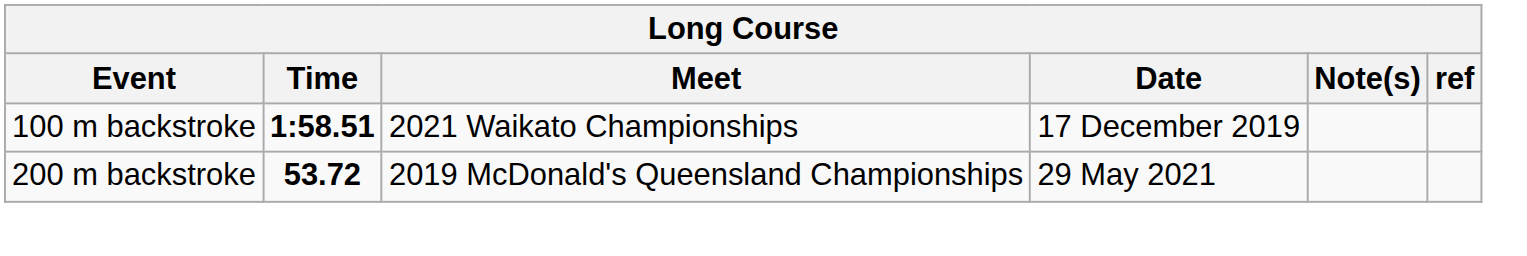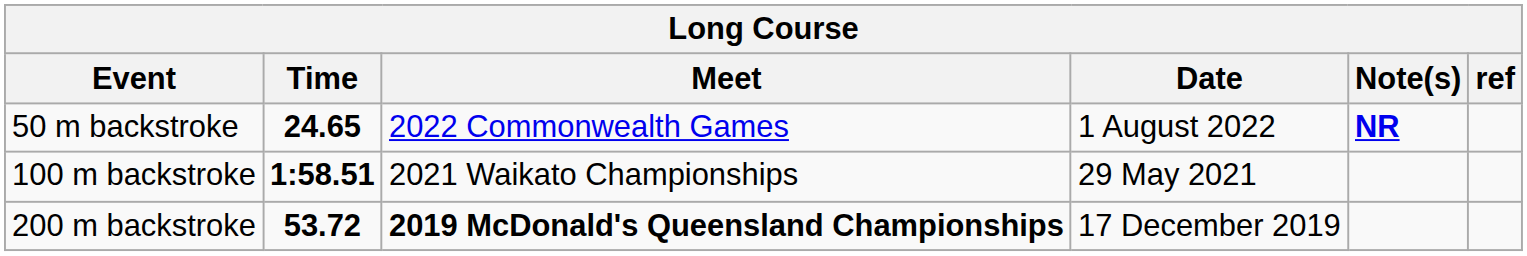+ row: (125, 126)
(1169, 126) 17 December 2019 -> (1167, 175) 29 May 2021
(706, 175) normal -> (726, 224) bold
(1127, 175) 29 May 2021 -> (1209, 224) 17 December 2019
